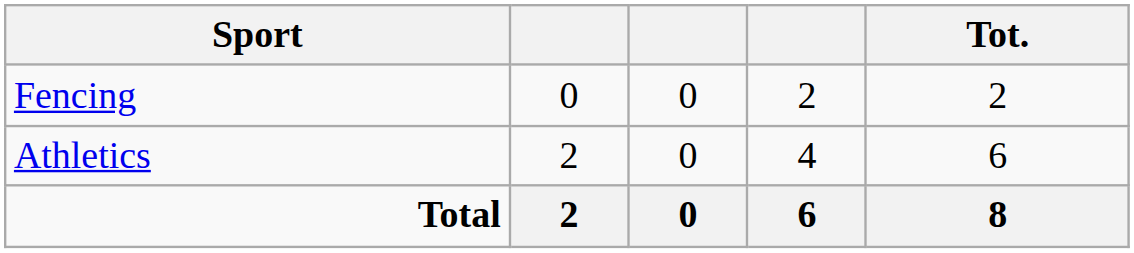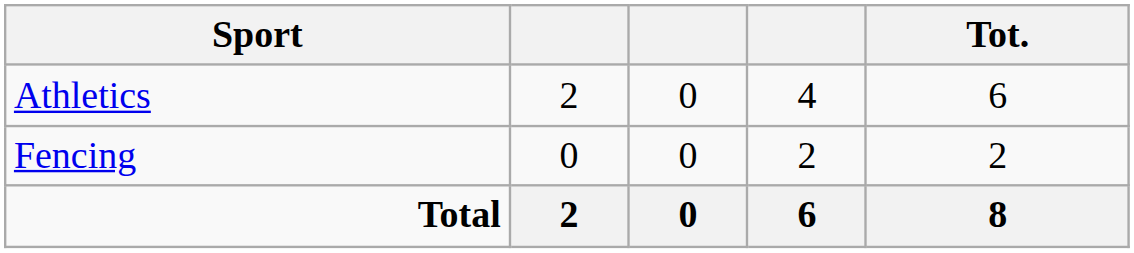rows swapped: (82, 154) <-> (75, 94)
